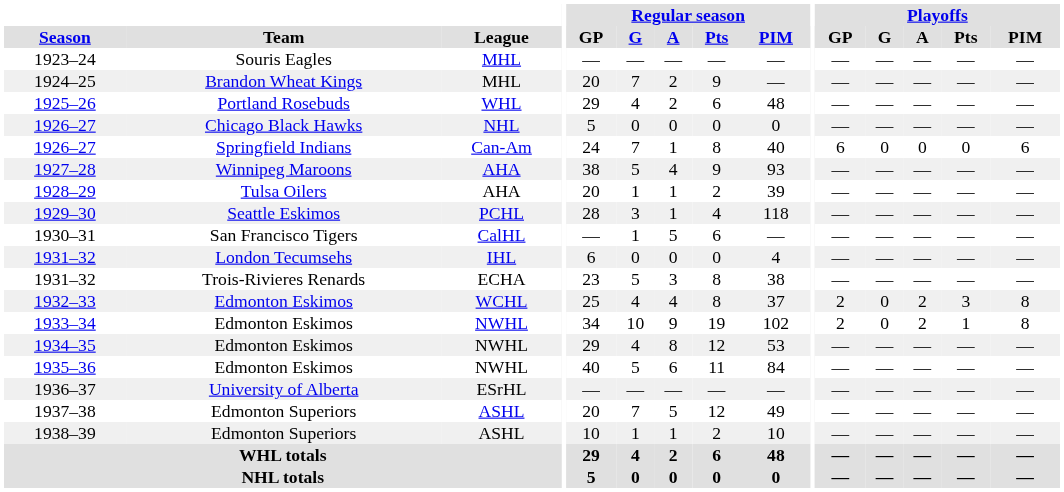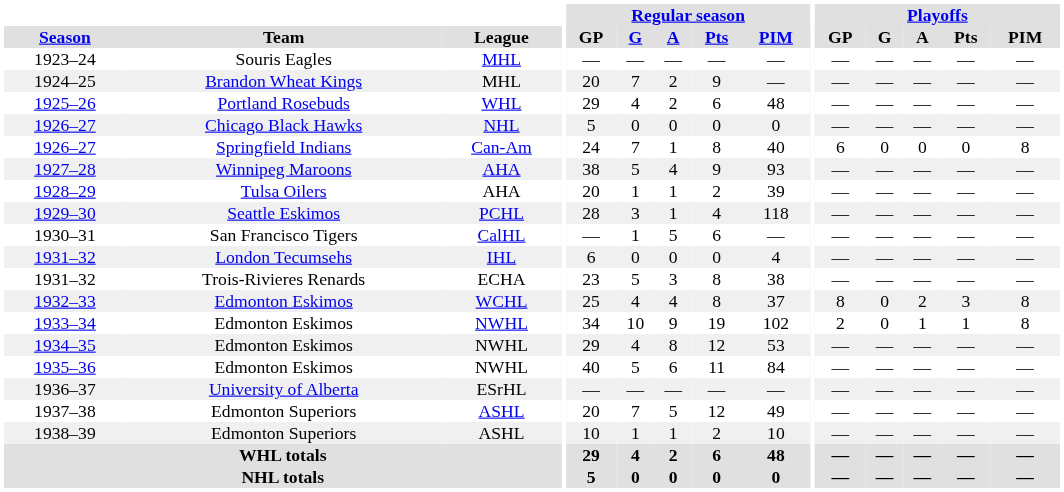(1025, 146) 6 -> (1025, 146) 8
(840, 300) 2 -> (840, 300) 8
(922, 322) 2 -> (922, 322) 1
